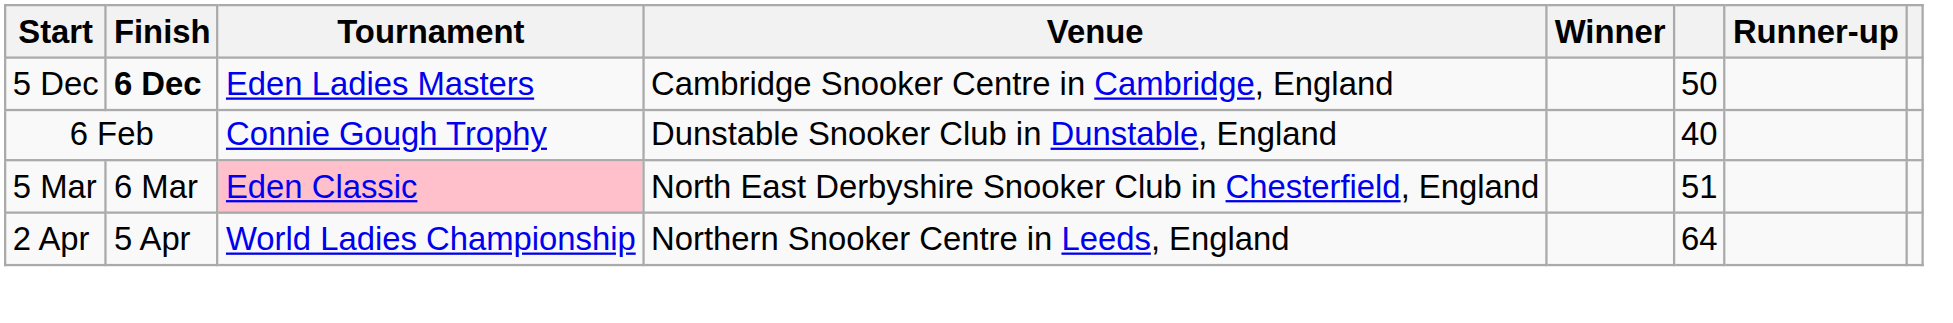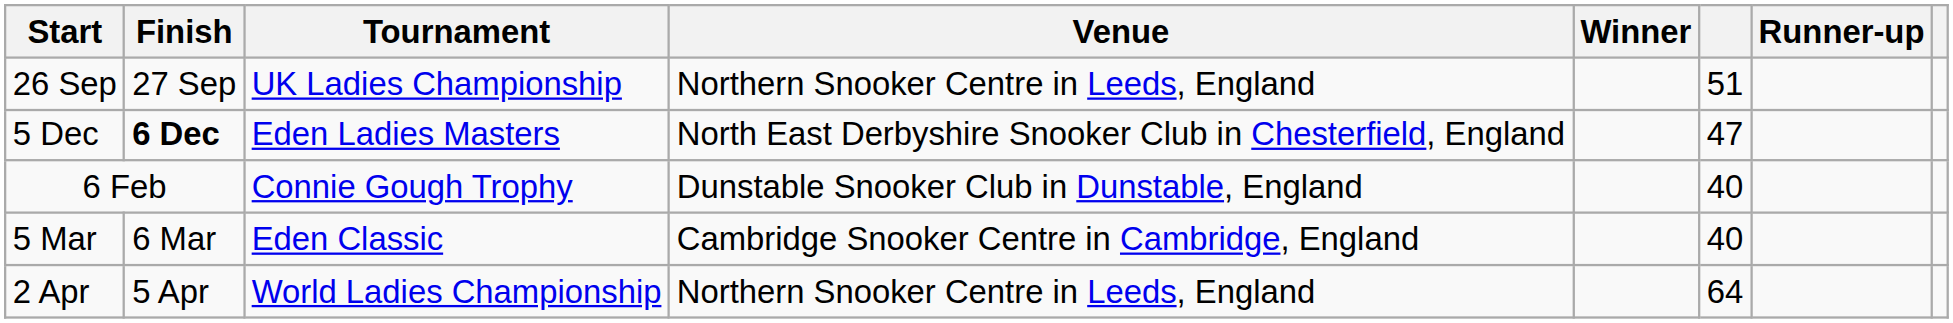+ row: (65, 83)
(1022, 83) Cambridge Snooker Centre in Cambridge, England -> (1121, 135) North East Derbyshire Snooker Club in Chesterfield, England
(1699, 83) 50 -> (1725, 135) 47
(322, 187) pink background -> (347, 239) no background
(1095, 187) North East Derbyshire Snooker Club in Chesterfield, England -> (1048, 239) Cambridge Snooker Centre in Cambridge, England
(1699, 187) 51 -> (1725, 239) 40
